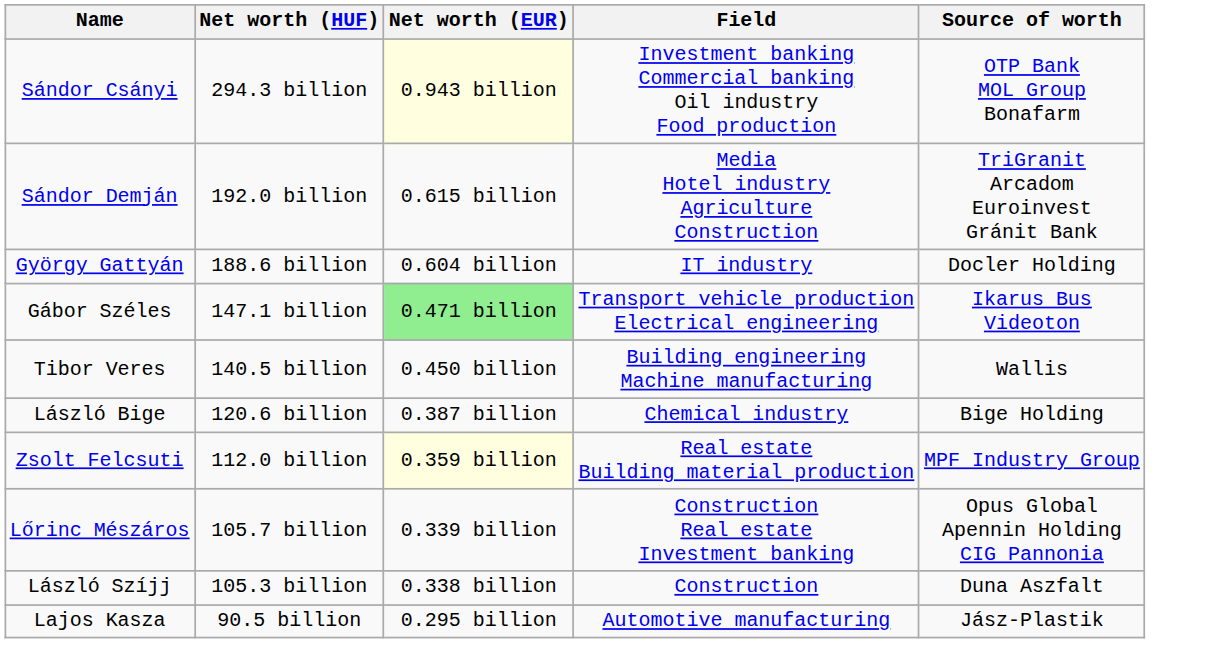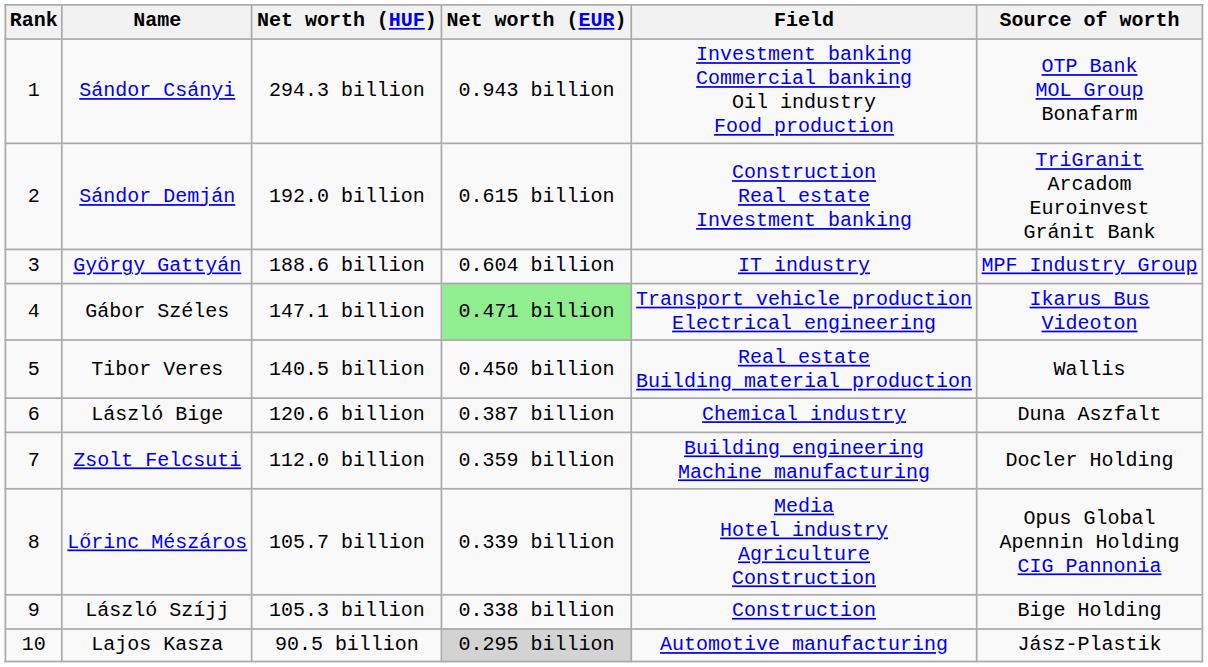+ column: (34, 22)
(479, 91) lightyellow background -> (536, 91) no background
(746, 197) Media Hotel industry Agriculture Construction -> (804, 197) Construction Real estate Investment banking
(1032, 266) Docler Holding -> (1090, 266) MPF Industry Group
(746, 369) Building engineering Machine manufacturing -> (804, 369) Real estate Building material production
(1032, 415) Bige Holding -> (1090, 415) Duna Aszfalt
(479, 460) lightyellow background -> (536, 460) no background
(746, 460) Real estate Building material production -> (804, 460) Building engineering Machine manufacturing
(1032, 460) MPF Industry Group -> (1090, 460) Docler Holding
(746, 530) Construction Real estate Investment banking -> (804, 542) Media Hotel industry Agriculture Construction
(1032, 588) Duna Aszfalt -> (1090, 611) Bige Holding
(479, 621) no background -> (536, 645) lightgrey background
